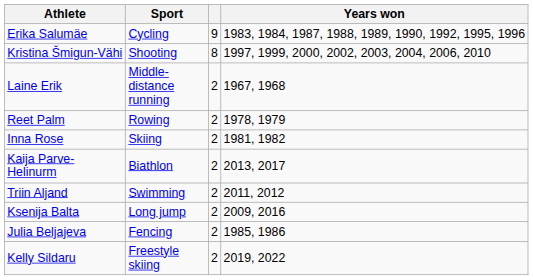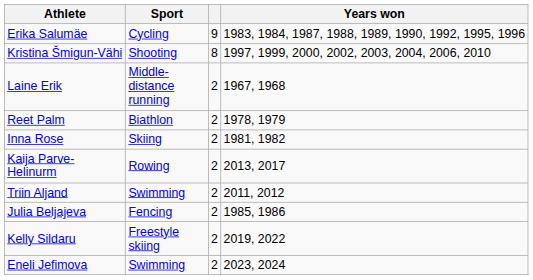(149, 120) Rowing -> (151, 120) Biathlon
(151, 166) Biathlon -> (149, 166) Rowing
- row: (43, 212)
+ row: (47, 265)
